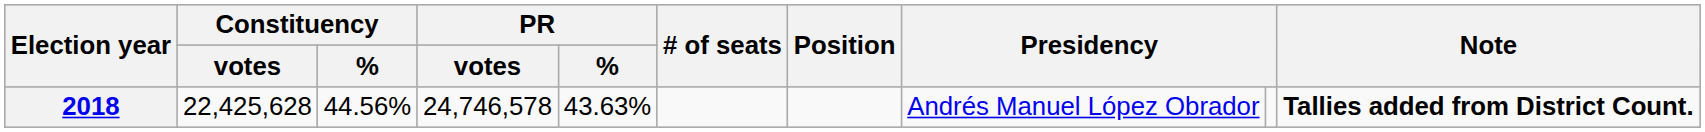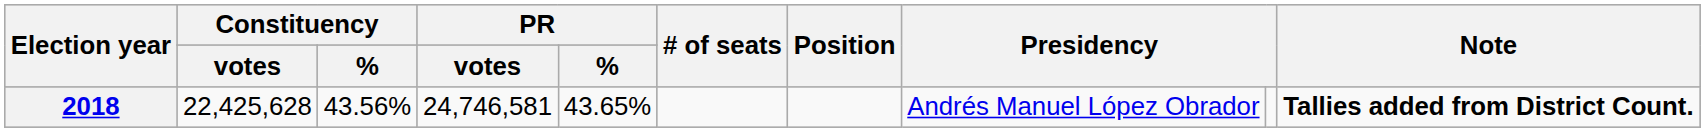(367, 106) 44.56% -> (367, 106) 43.56%
(487, 106) 24,746,578 -> (487, 106) 24,746,581
(608, 106) 43.63% -> (608, 106) 43.65%
